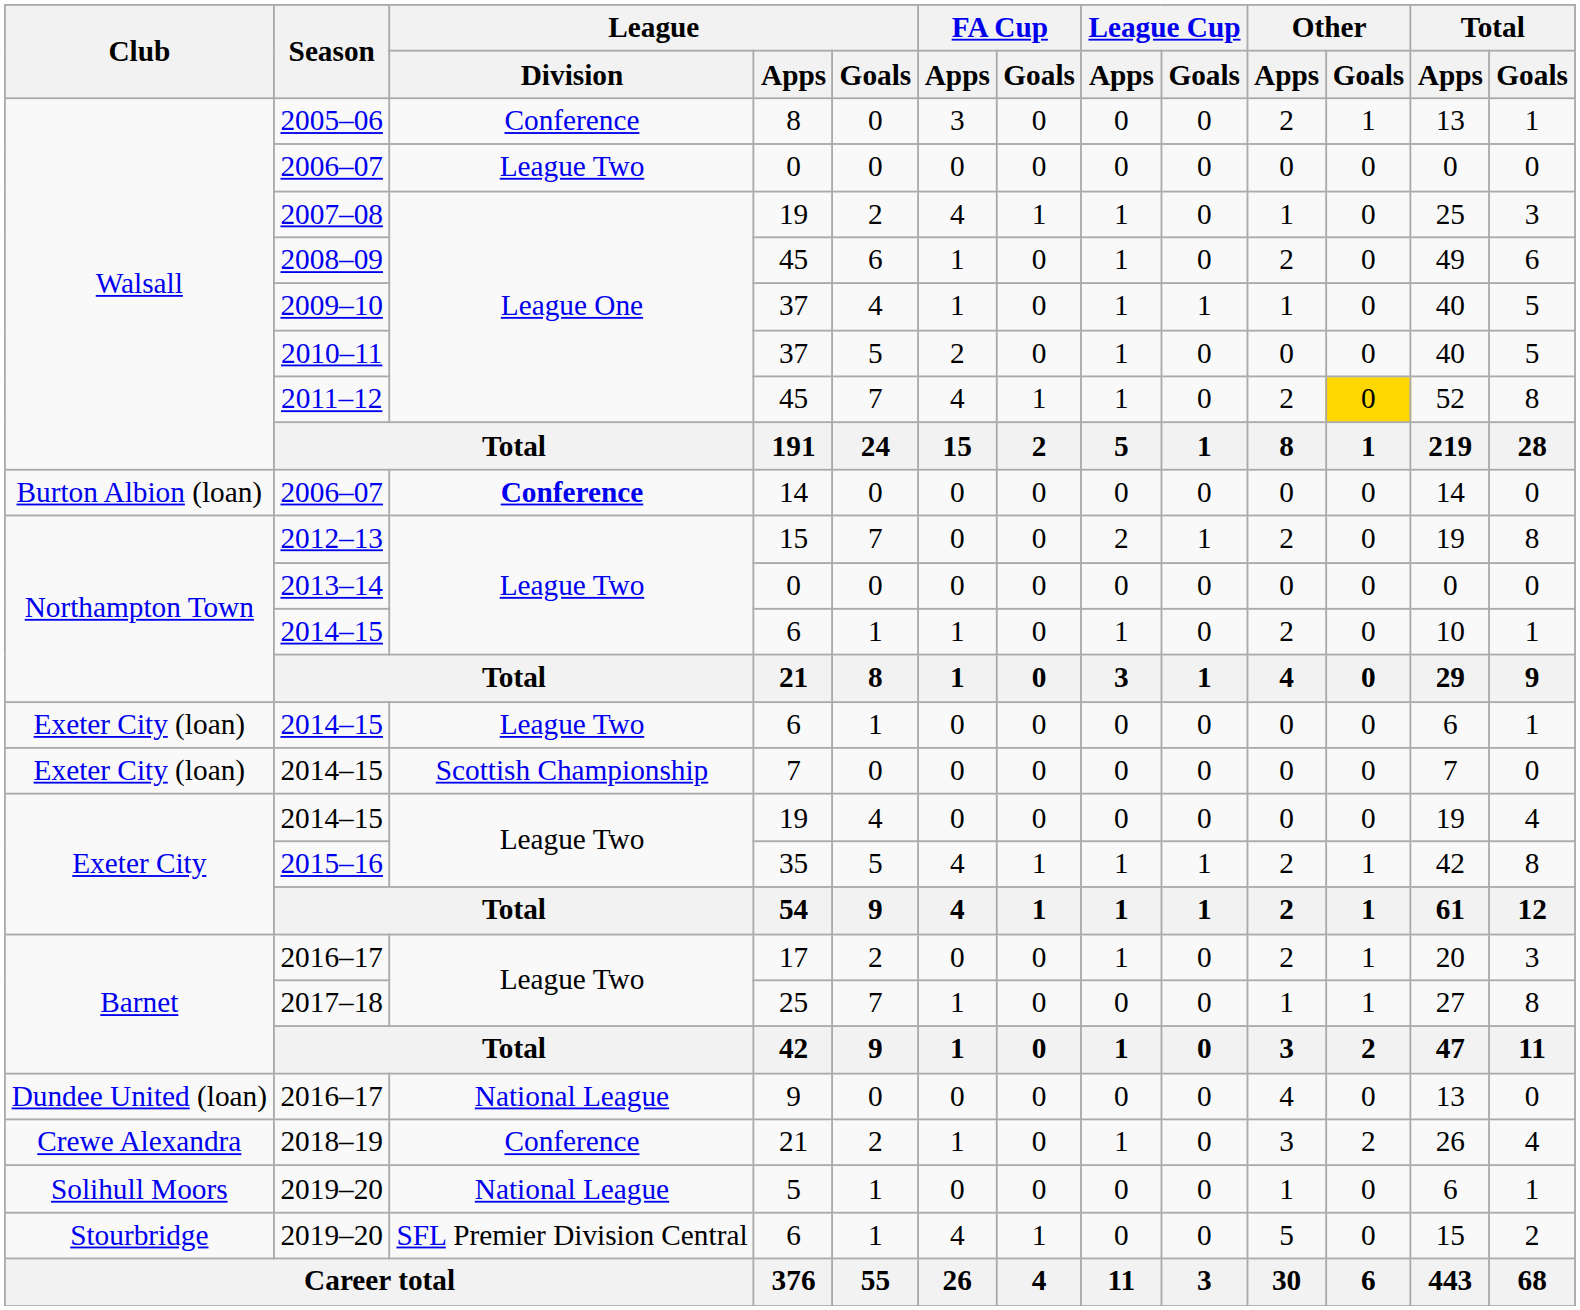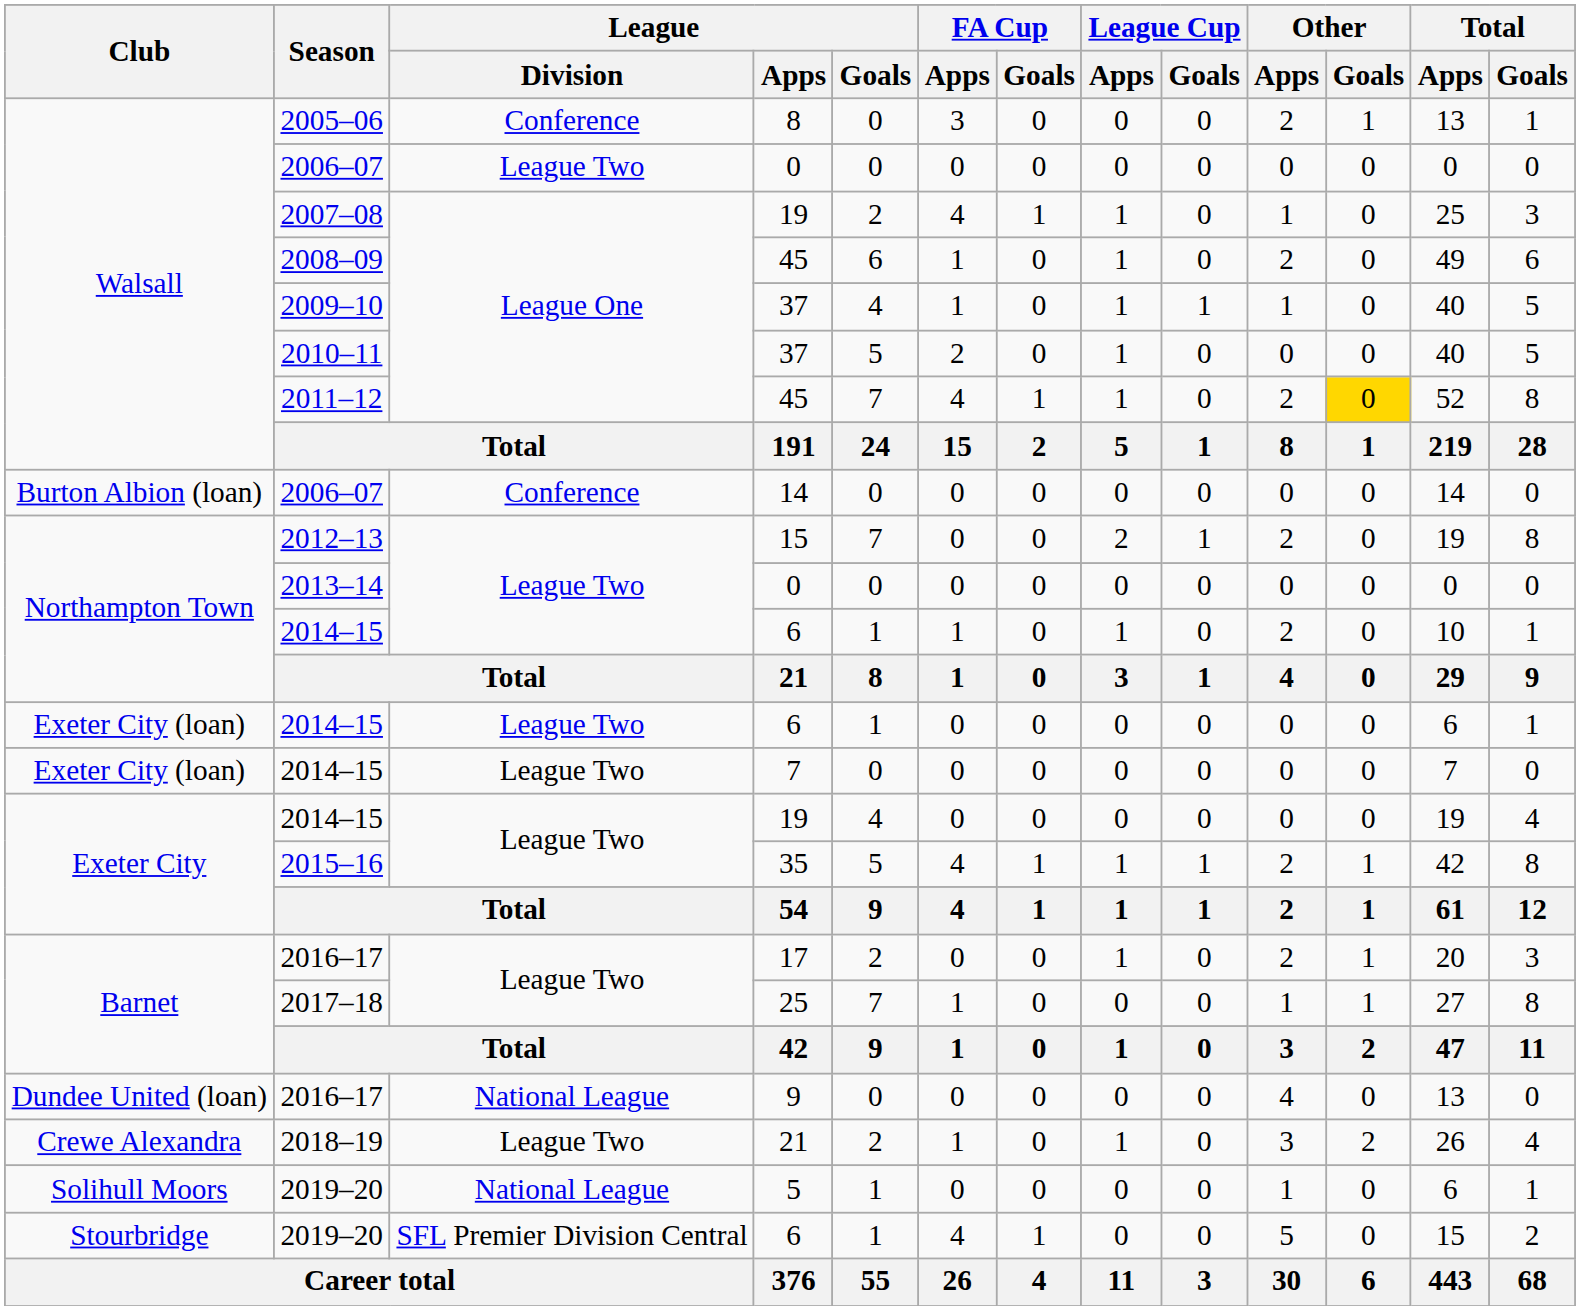(572, 492) bold -> (572, 492) normal
(572, 770) Scottish Championship -> (572, 770) League Two
(572, 1142) Conference -> (572, 1142) League Two
